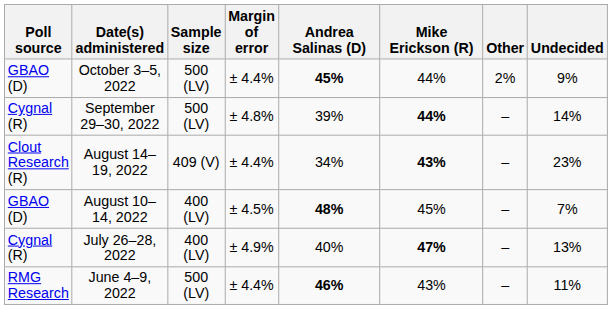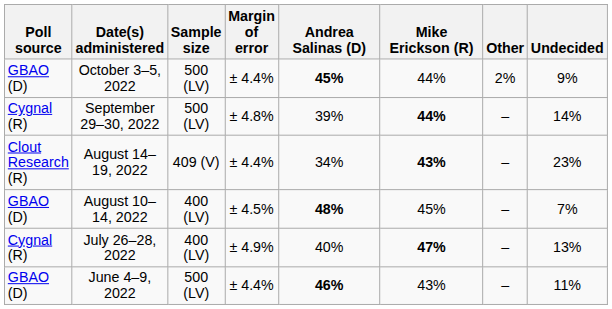(38, 286) RMG Research -> (28, 286) GBAO (D)
